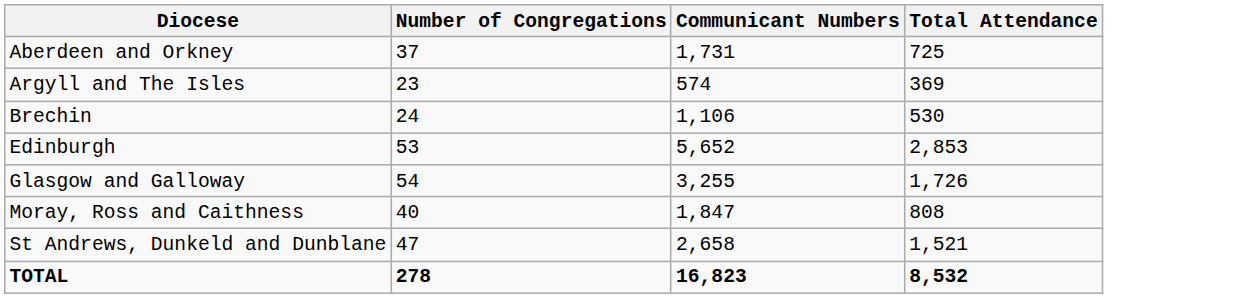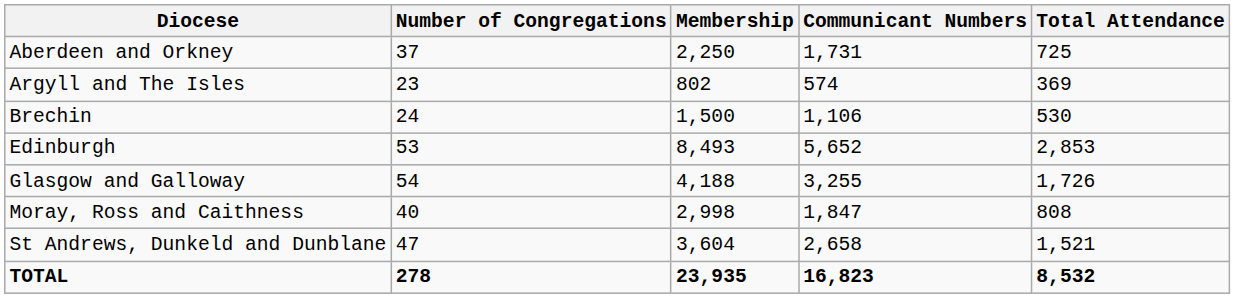+ column: (735, 21)
